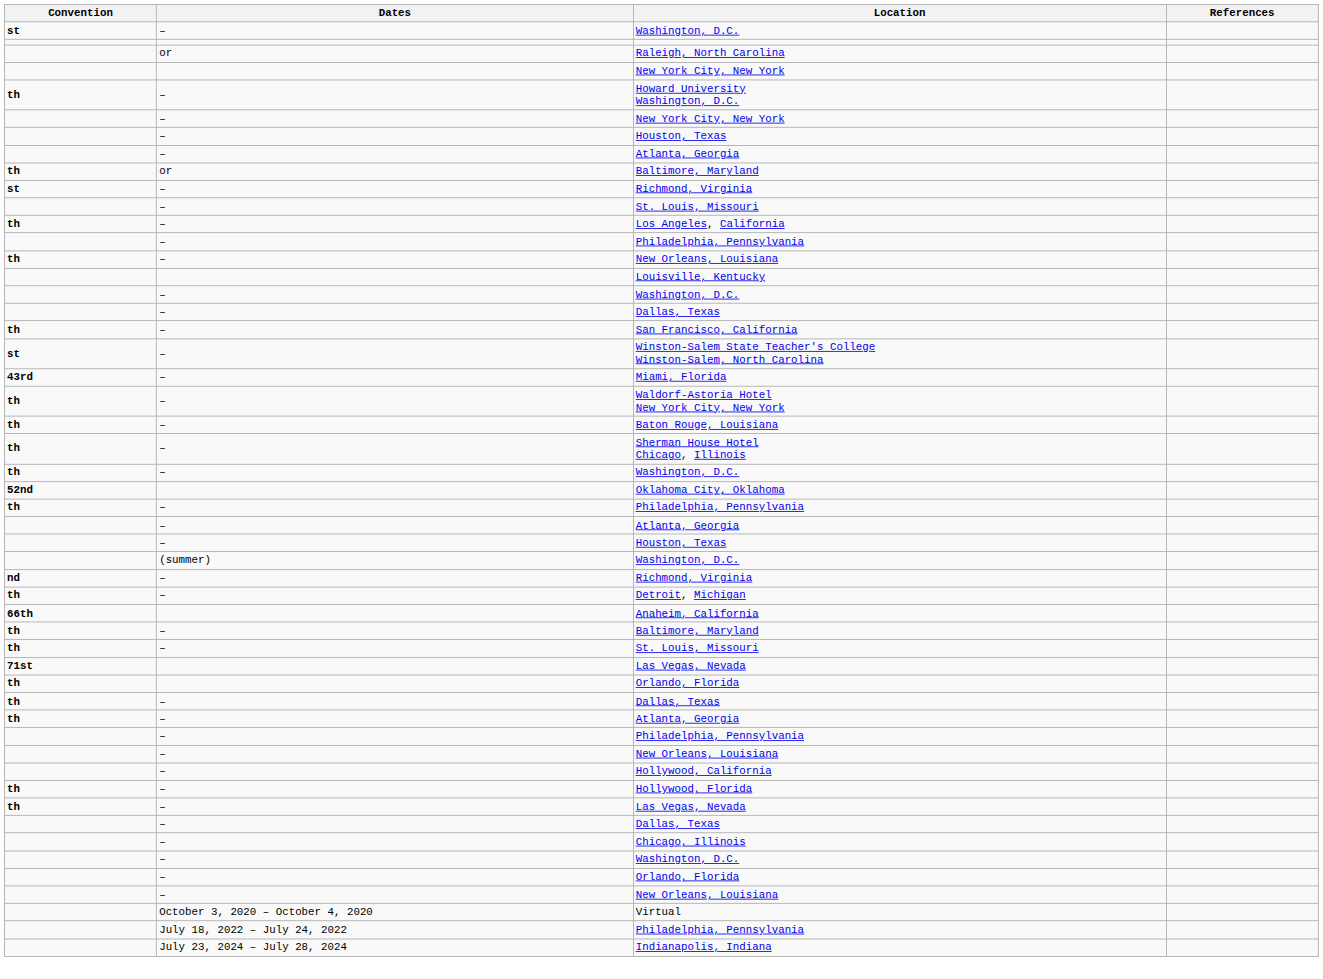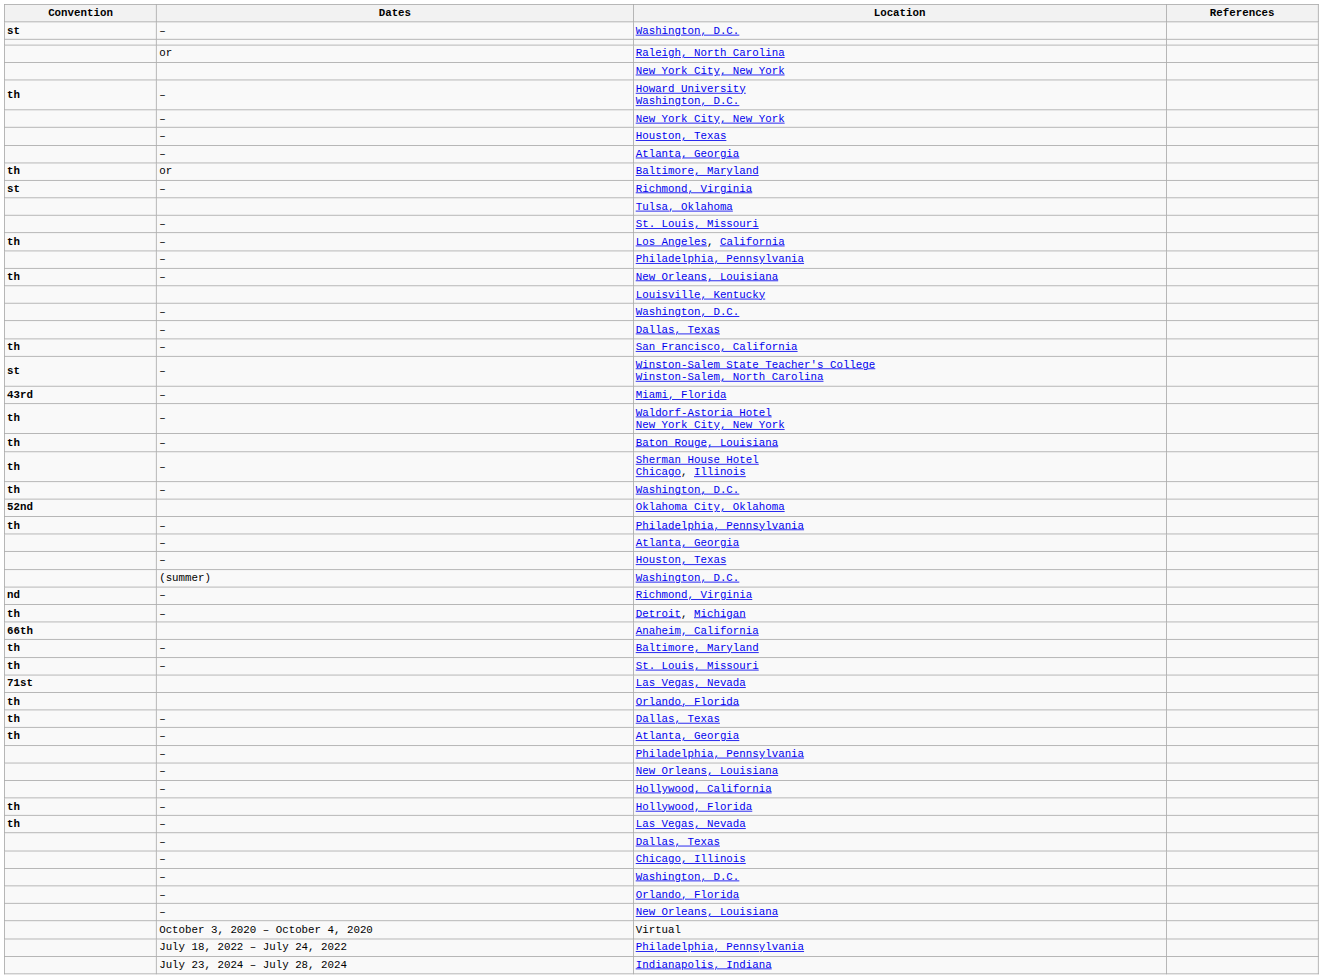+ row: (81, 207)
